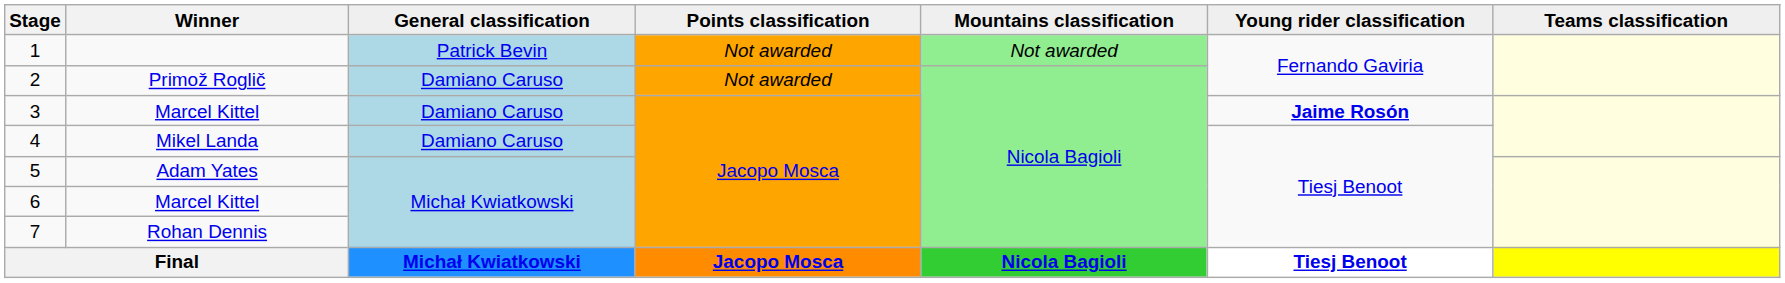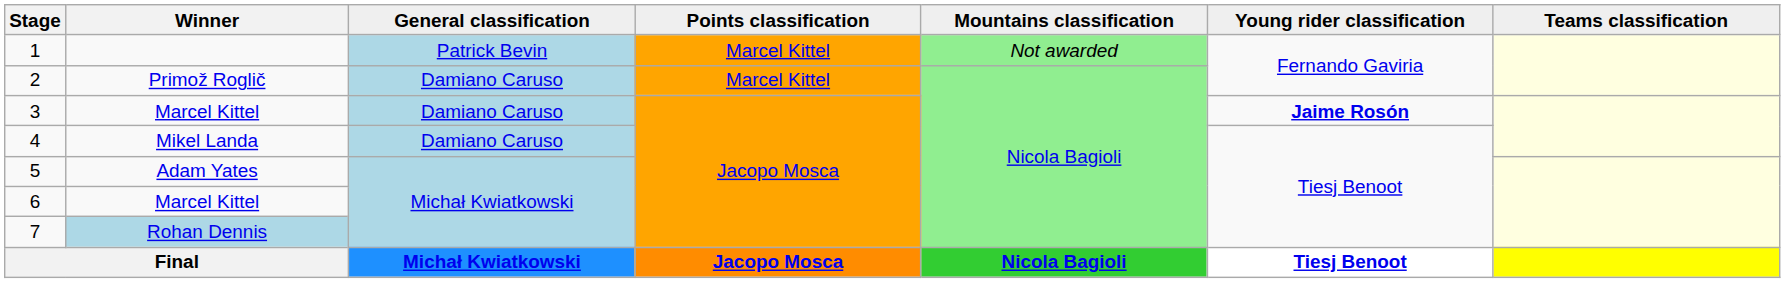(778, 50) Not awarded -> (778, 50) Marcel Kittel
(778, 81) Not awarded -> (778, 81) Marcel Kittel
(207, 232) no background -> (207, 232) lightblue background
